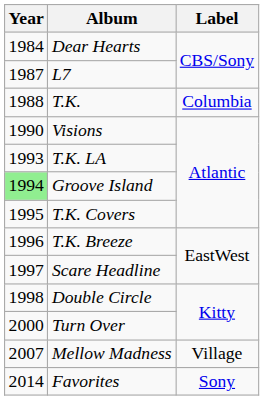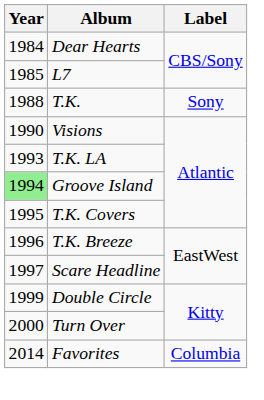(26, 74) 1987 -> (26, 74) 1985
(217, 102) Columbia -> (206, 102) Sony
(26, 297) 1998 -> (26, 297) 1999
- row: (112, 353)
(217, 381) Sony -> (206, 353) Columbia
